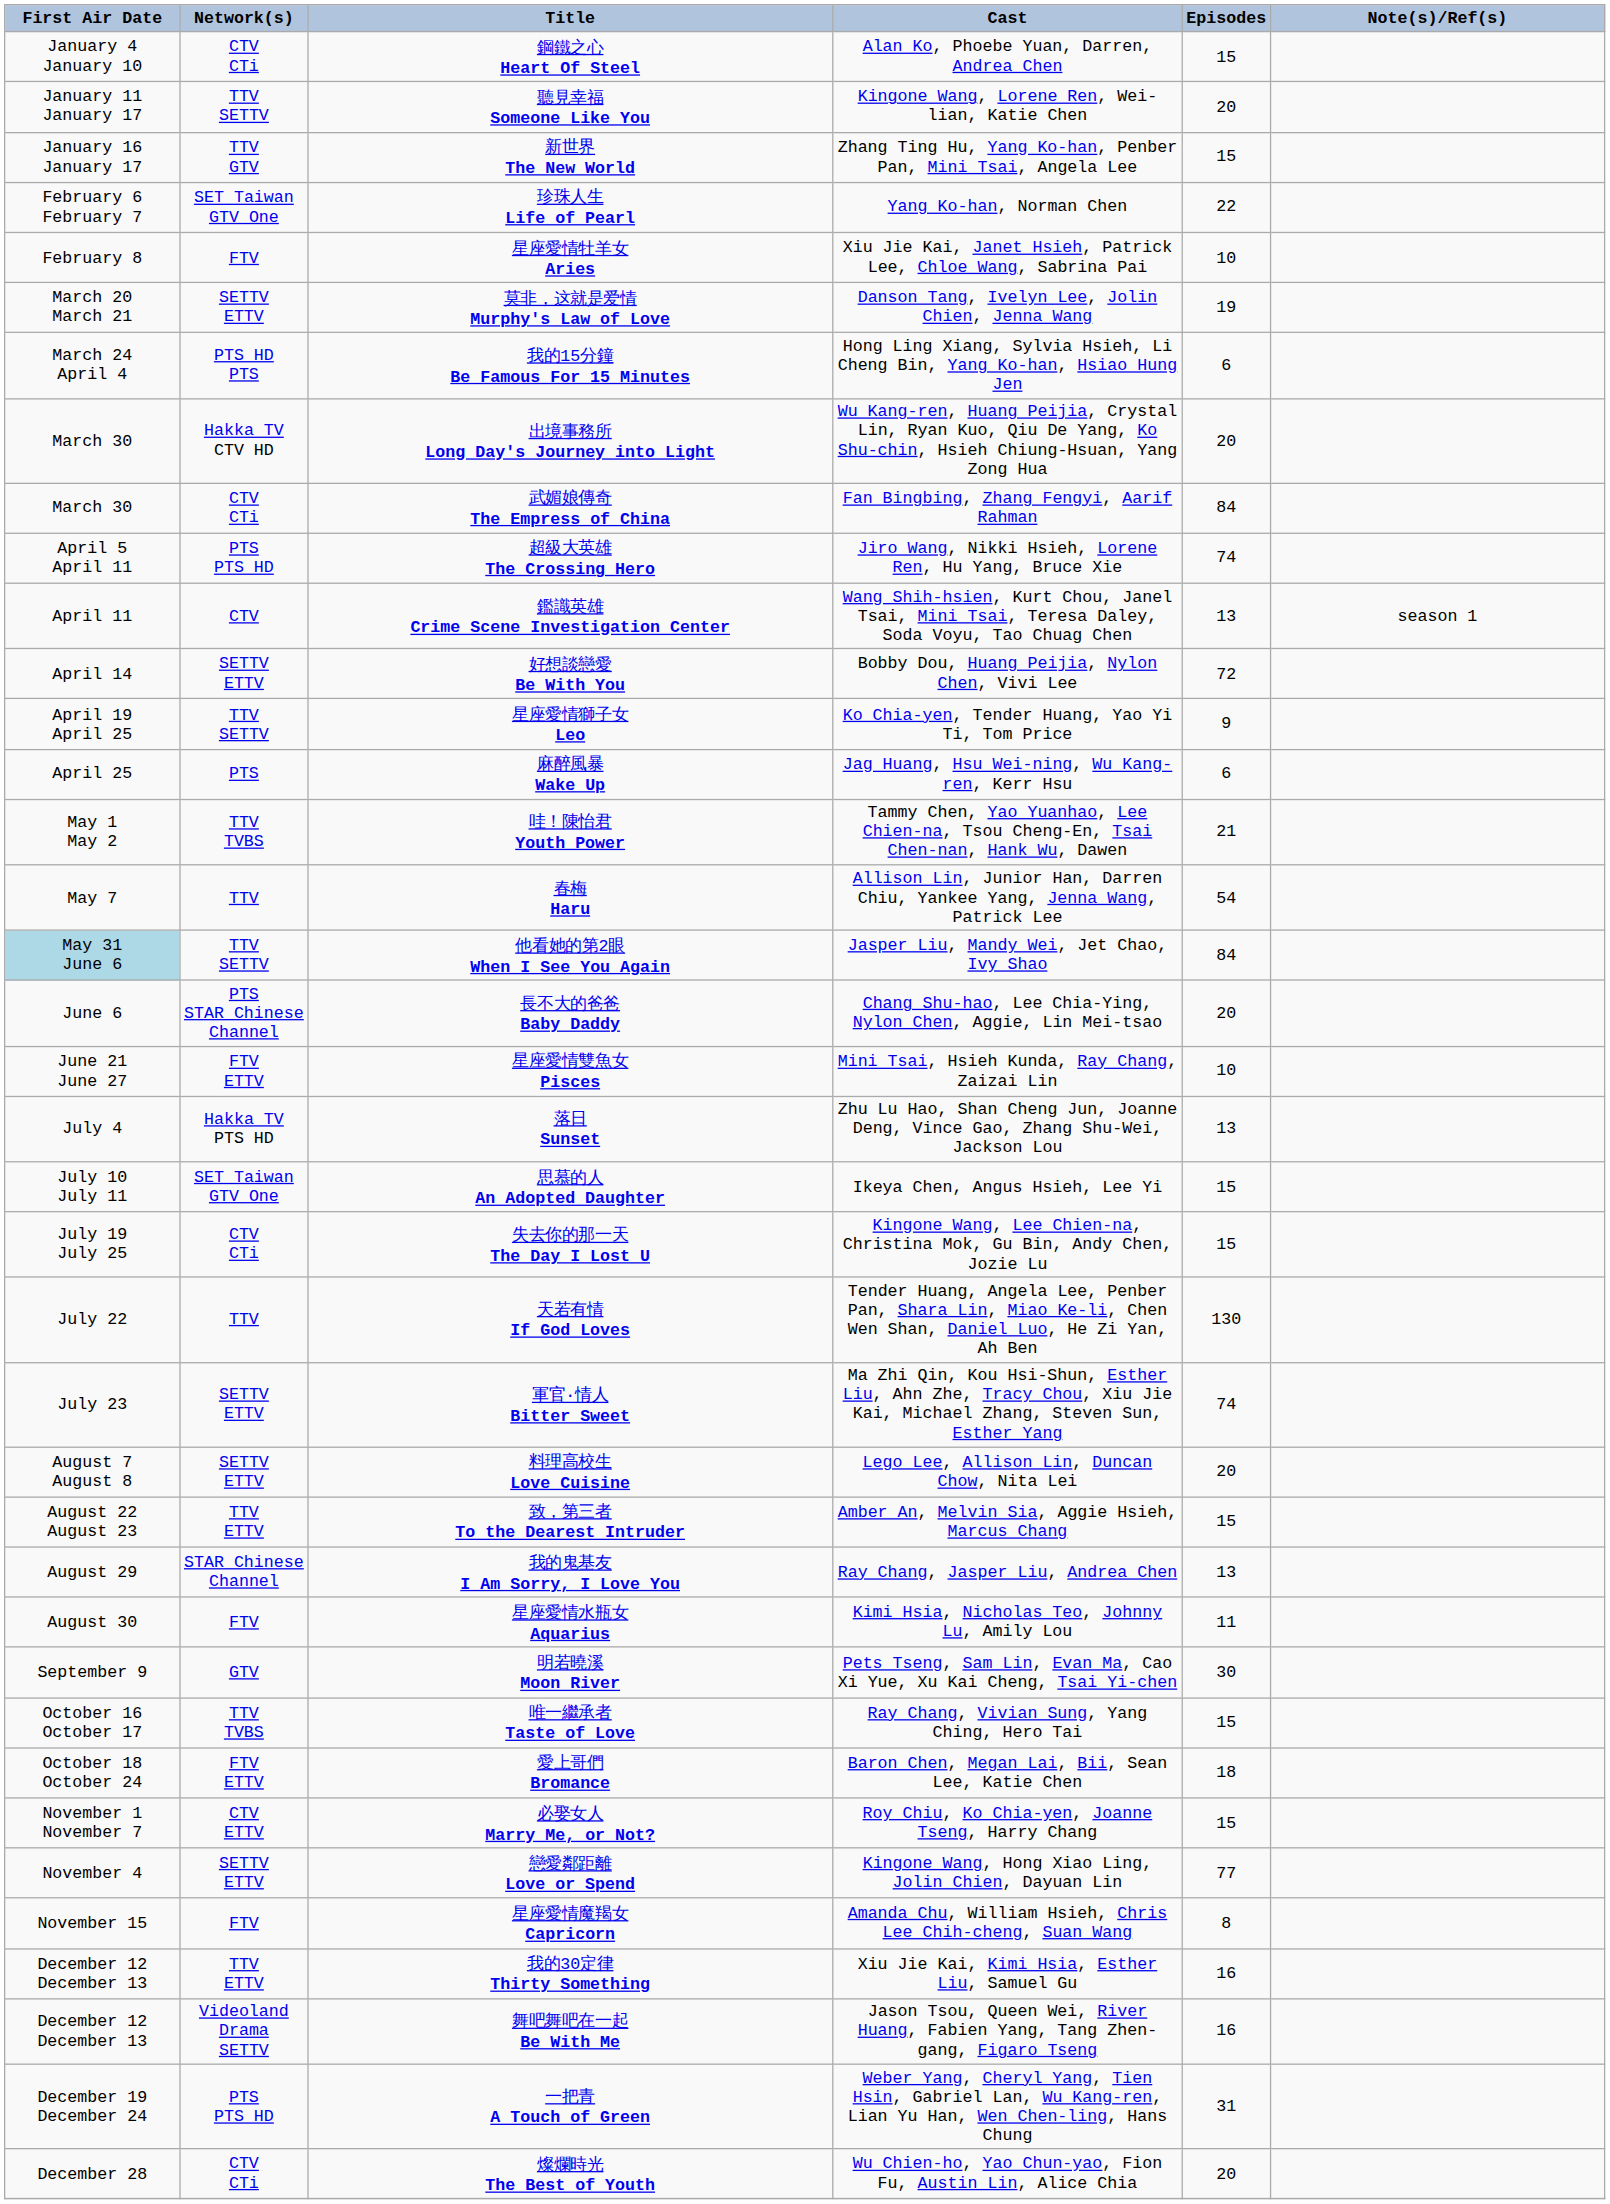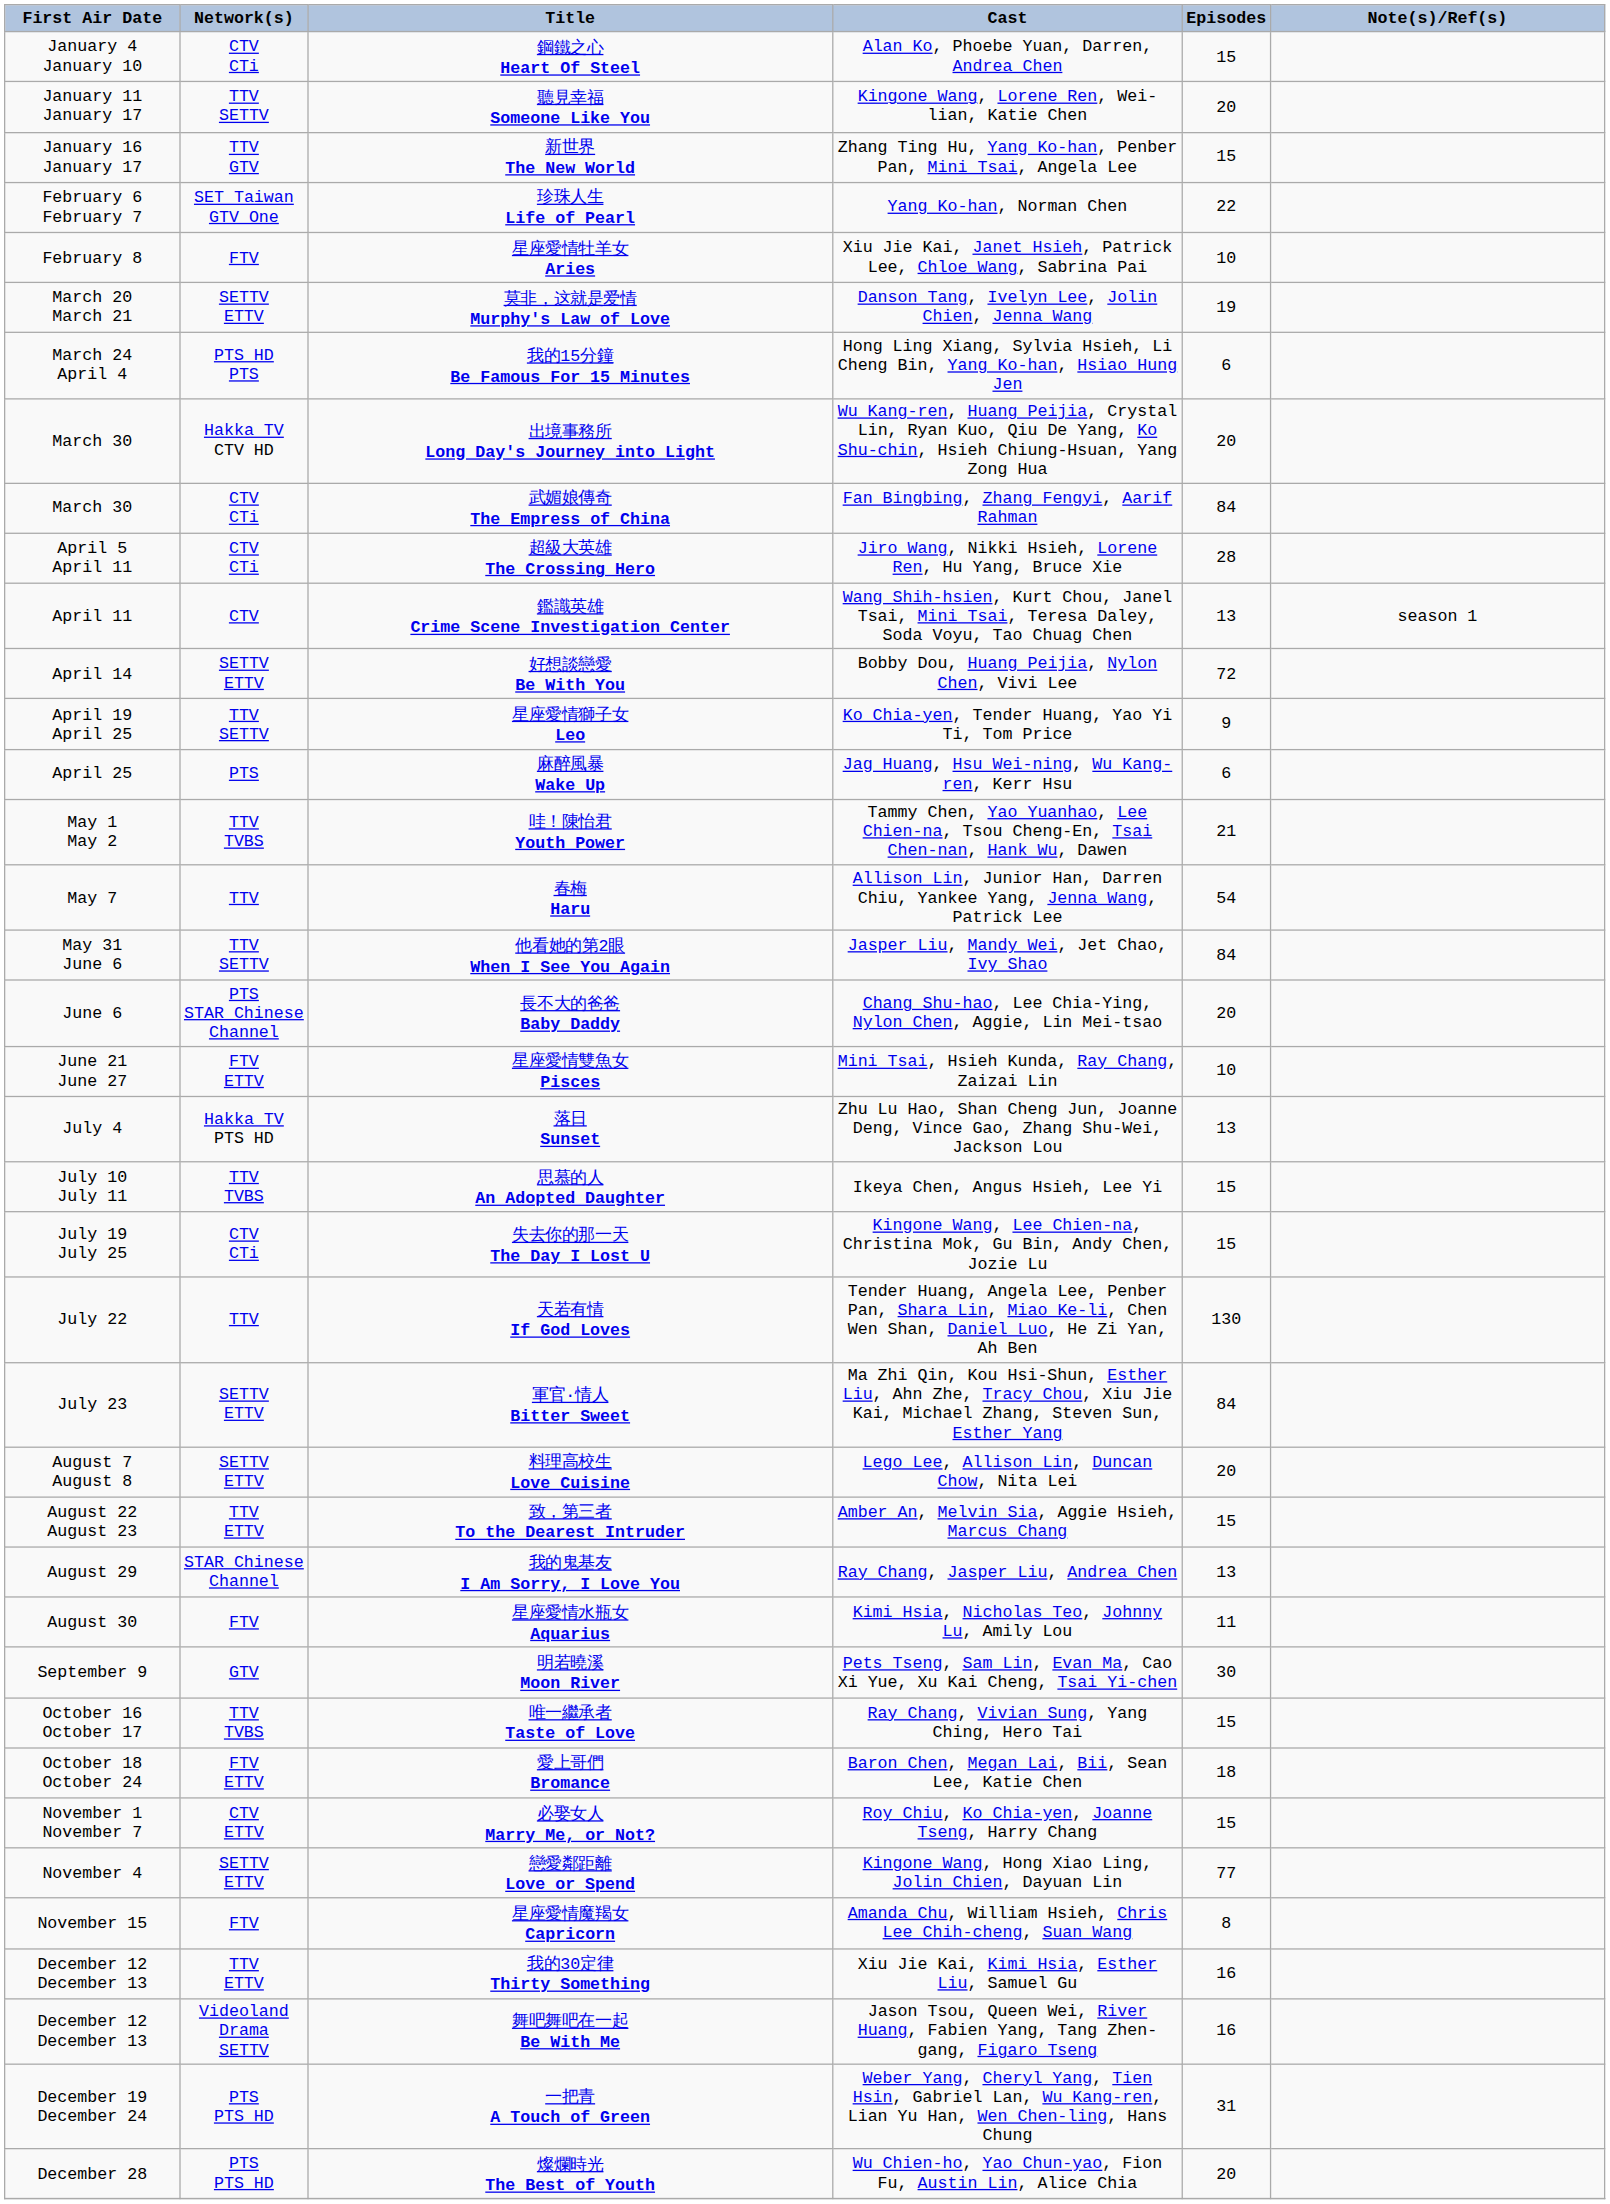(244, 558) PTS PTS HD -> (244, 558) CTV CTi
(1226, 558) 74 -> (1226, 558) 28
(92, 955) lightblue background -> (92, 955) no background
(244, 1187) SET Taiwan GTV One -> (244, 1187) TTV TVBS
(1226, 1404) 74 -> (1226, 1404) 84
(244, 2174) CTV CTi -> (244, 2174) PTS PTS HD
